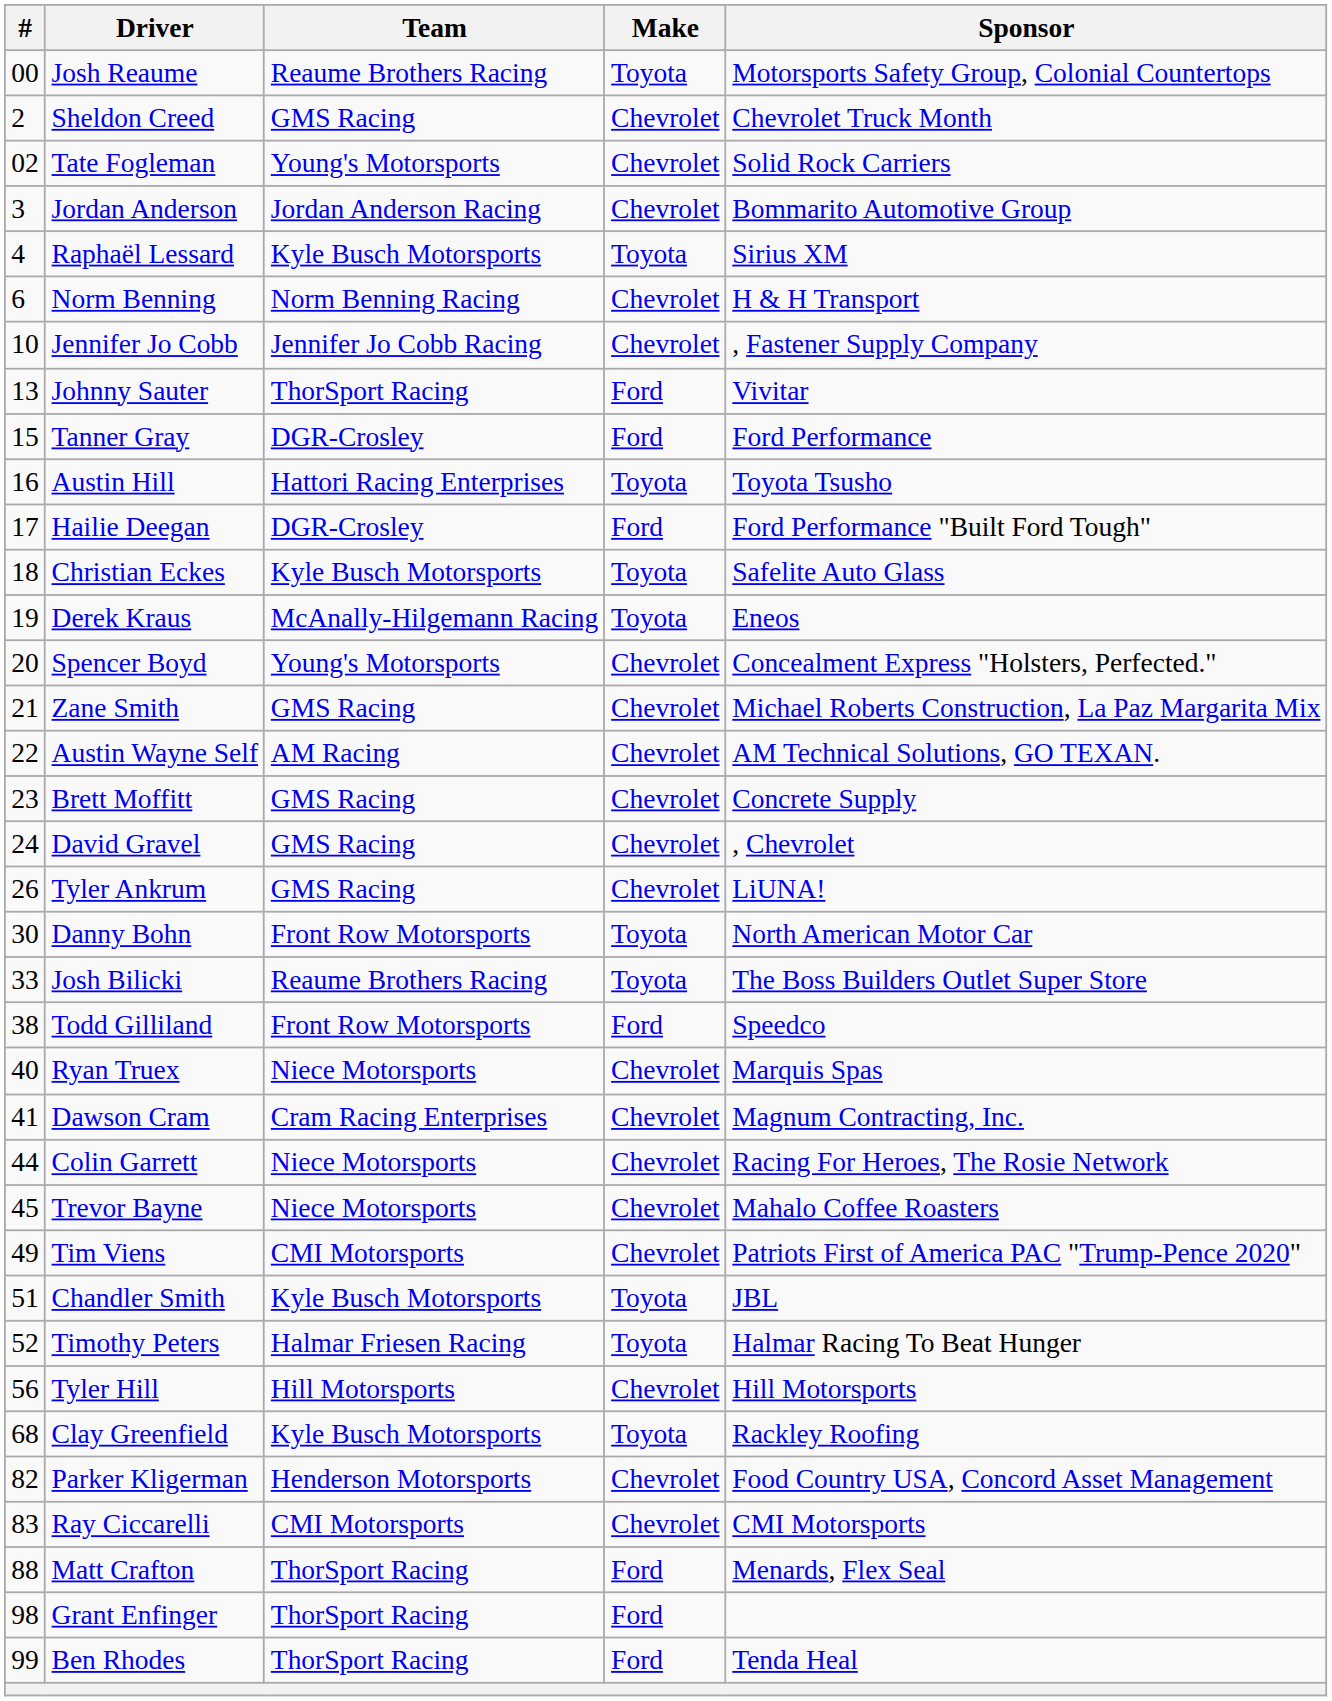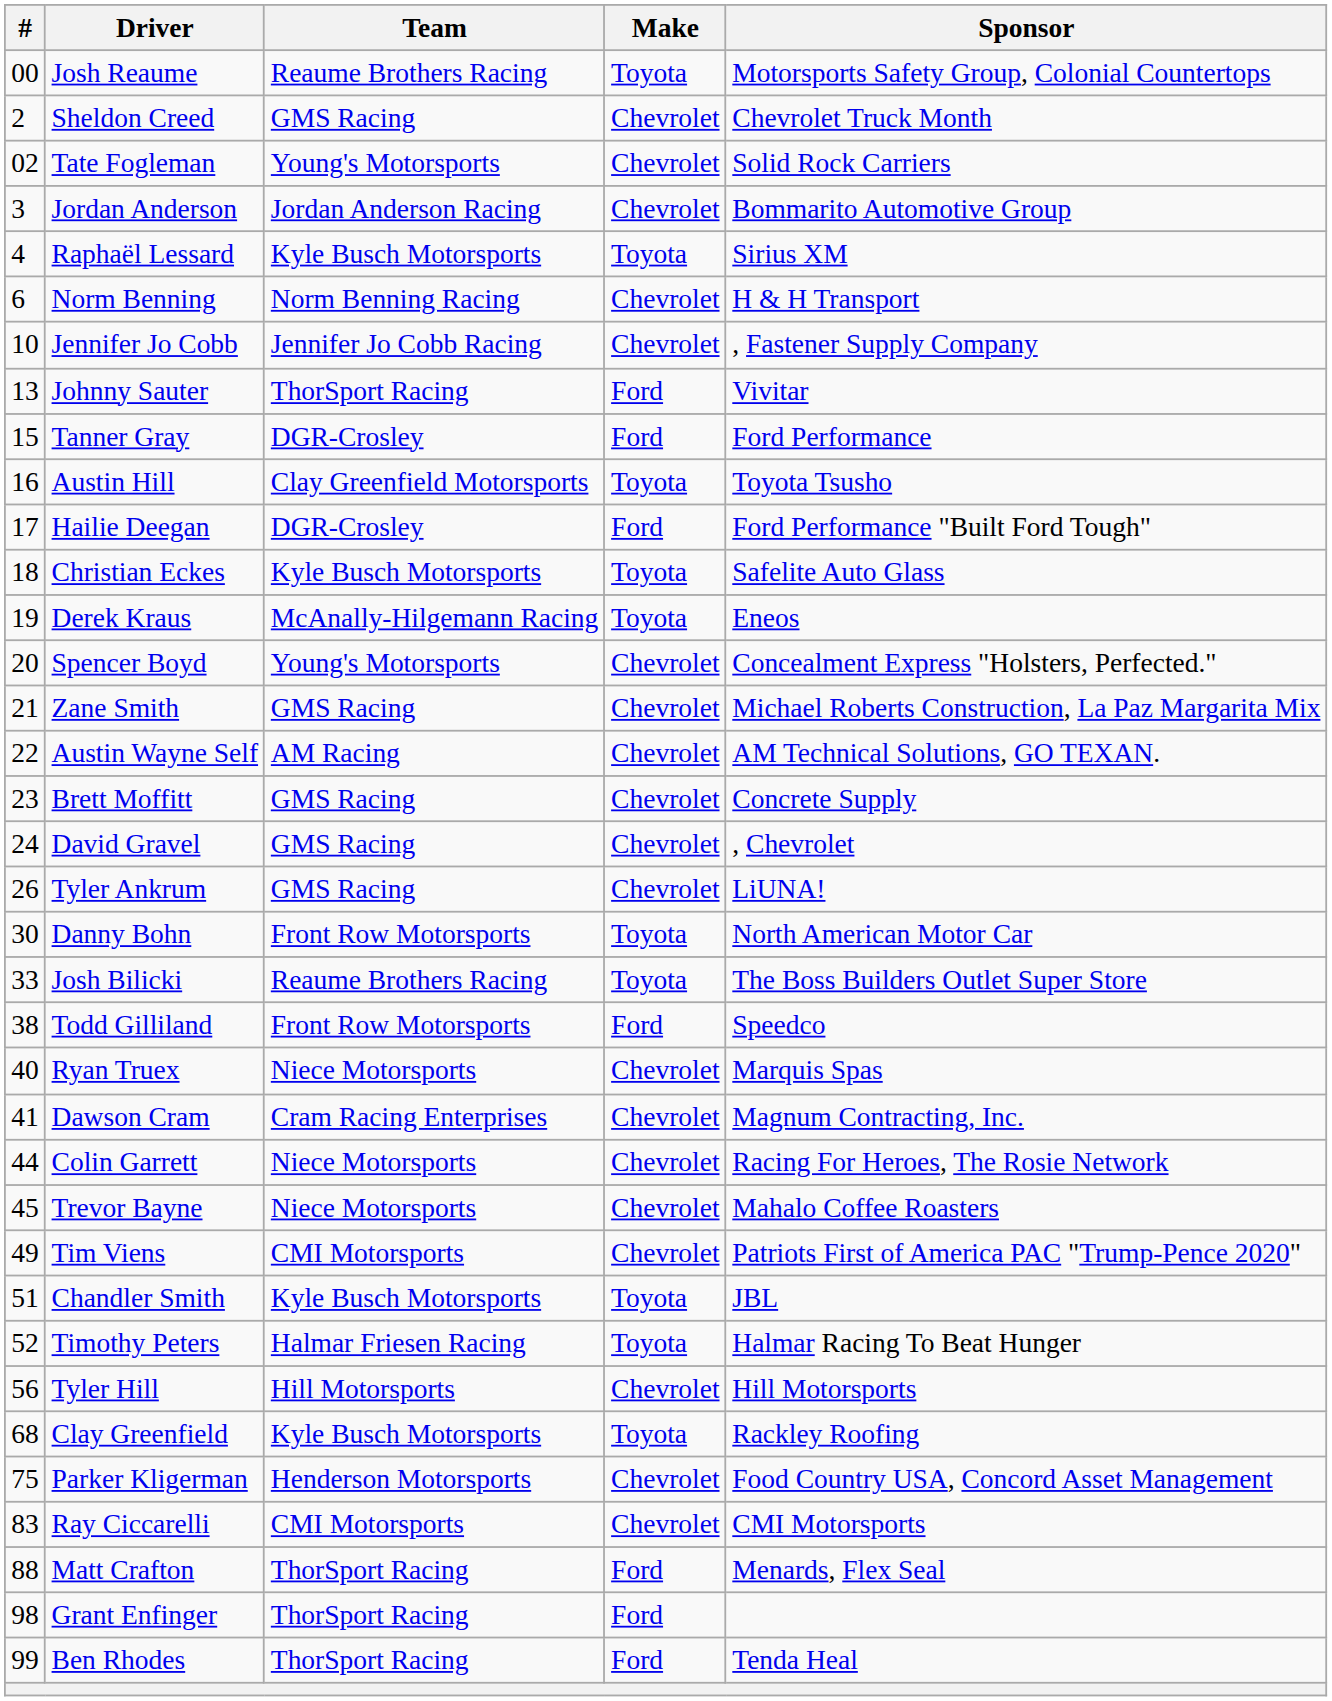(417, 481) Hattori Racing Enterprises -> (430, 481) Clay Greenfield Motorsports
(25, 1478) 82 -> (25, 1478) 75
